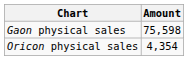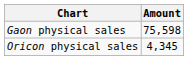(162, 47) 4,354 -> (162, 47) 4,345
